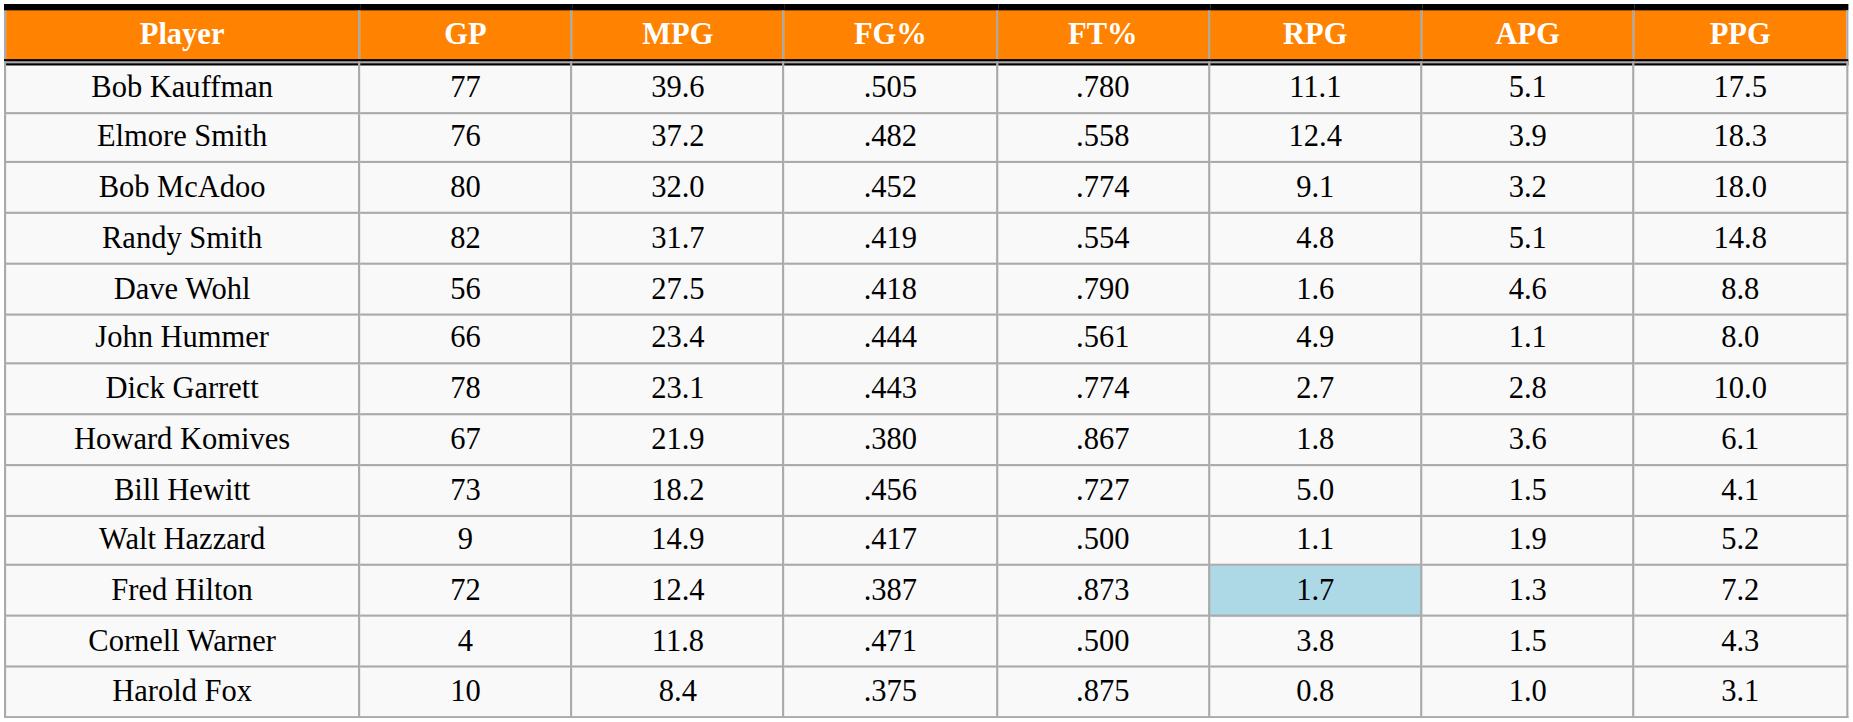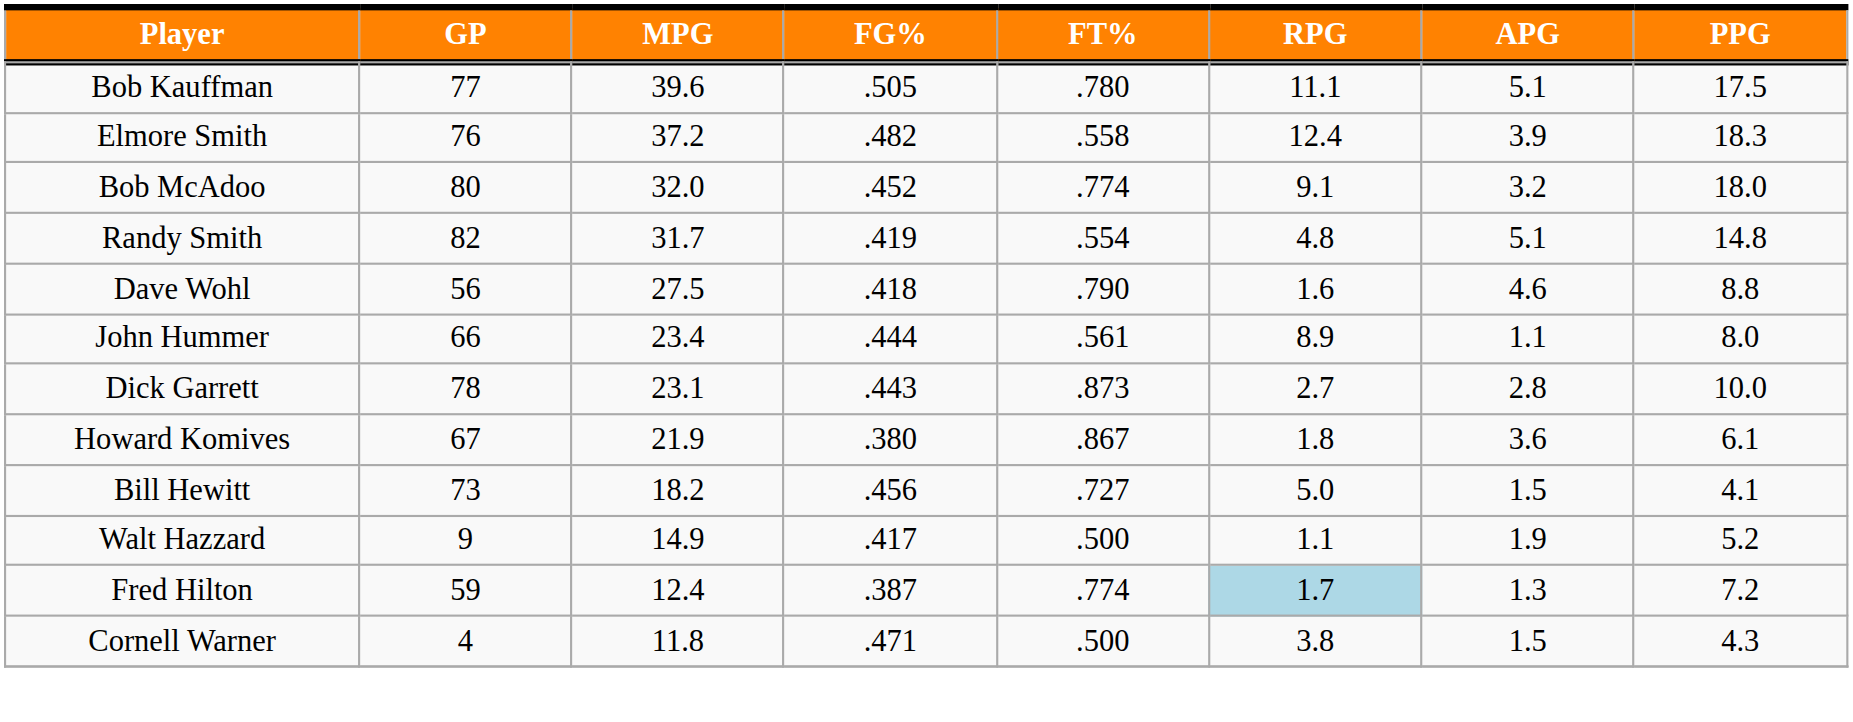(1315, 338) 4.9 -> (1315, 338) 8.9
(1103, 388) .774 -> (1103, 388) .873
(465, 590) 72 -> (465, 590) 59
(1103, 590) .873 -> (1103, 590) .774
- row: (182, 690)
